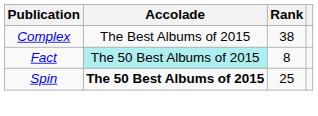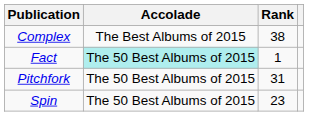(287, 57) 8 -> (278, 57) 1
+ row: (44, 79)
(175, 79) bold -> (171, 100) normal
(287, 79) 25 -> (278, 100) 23
